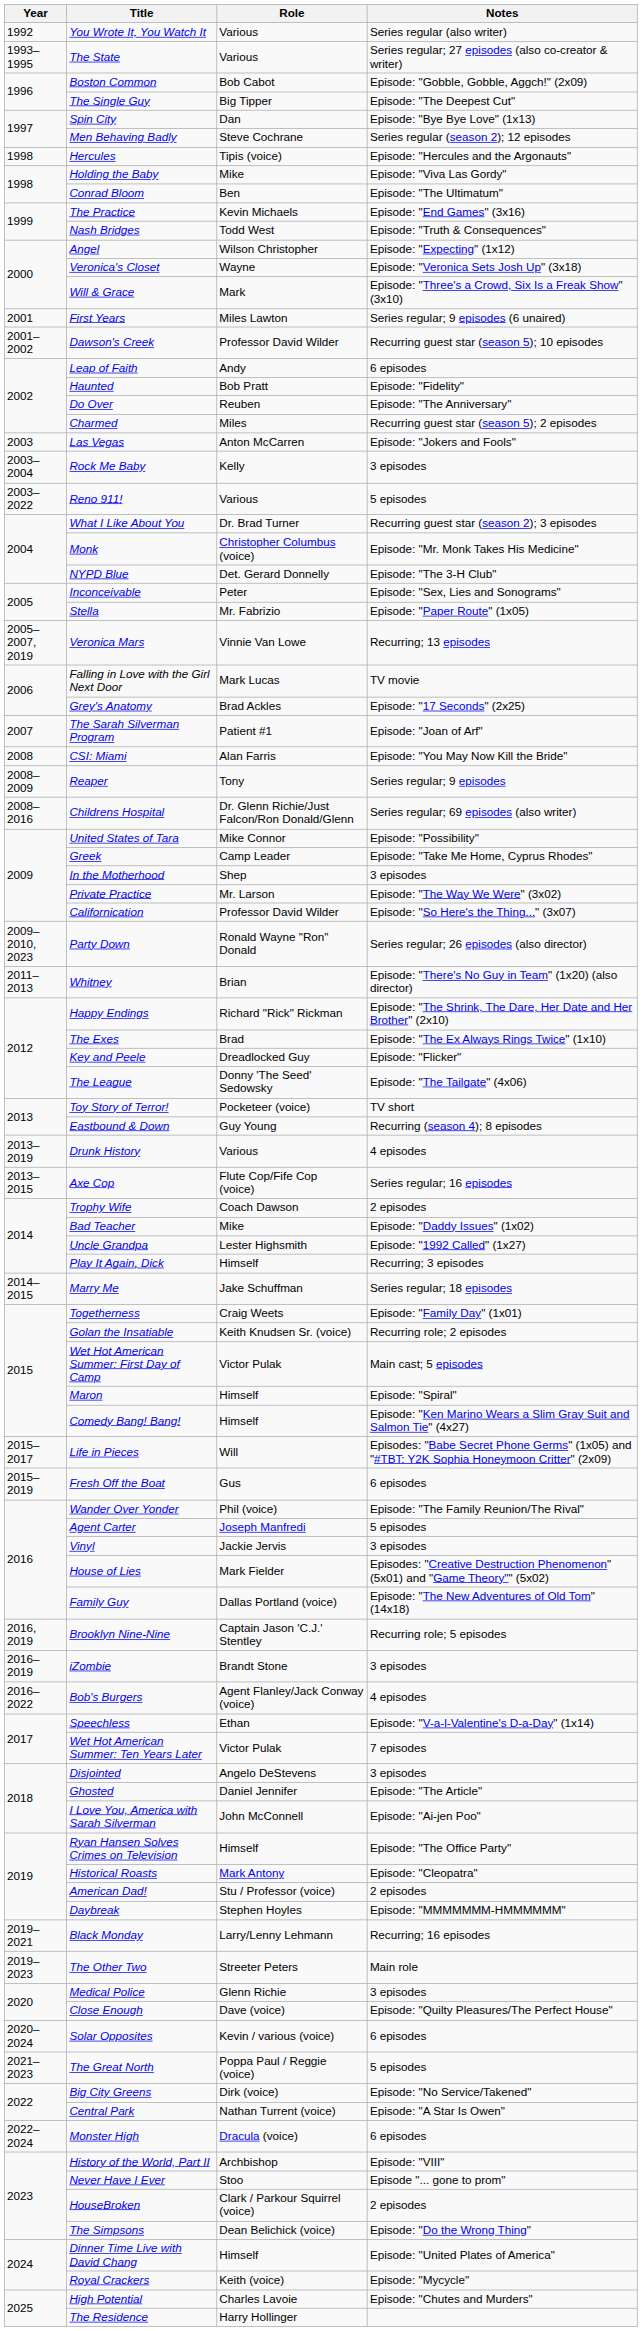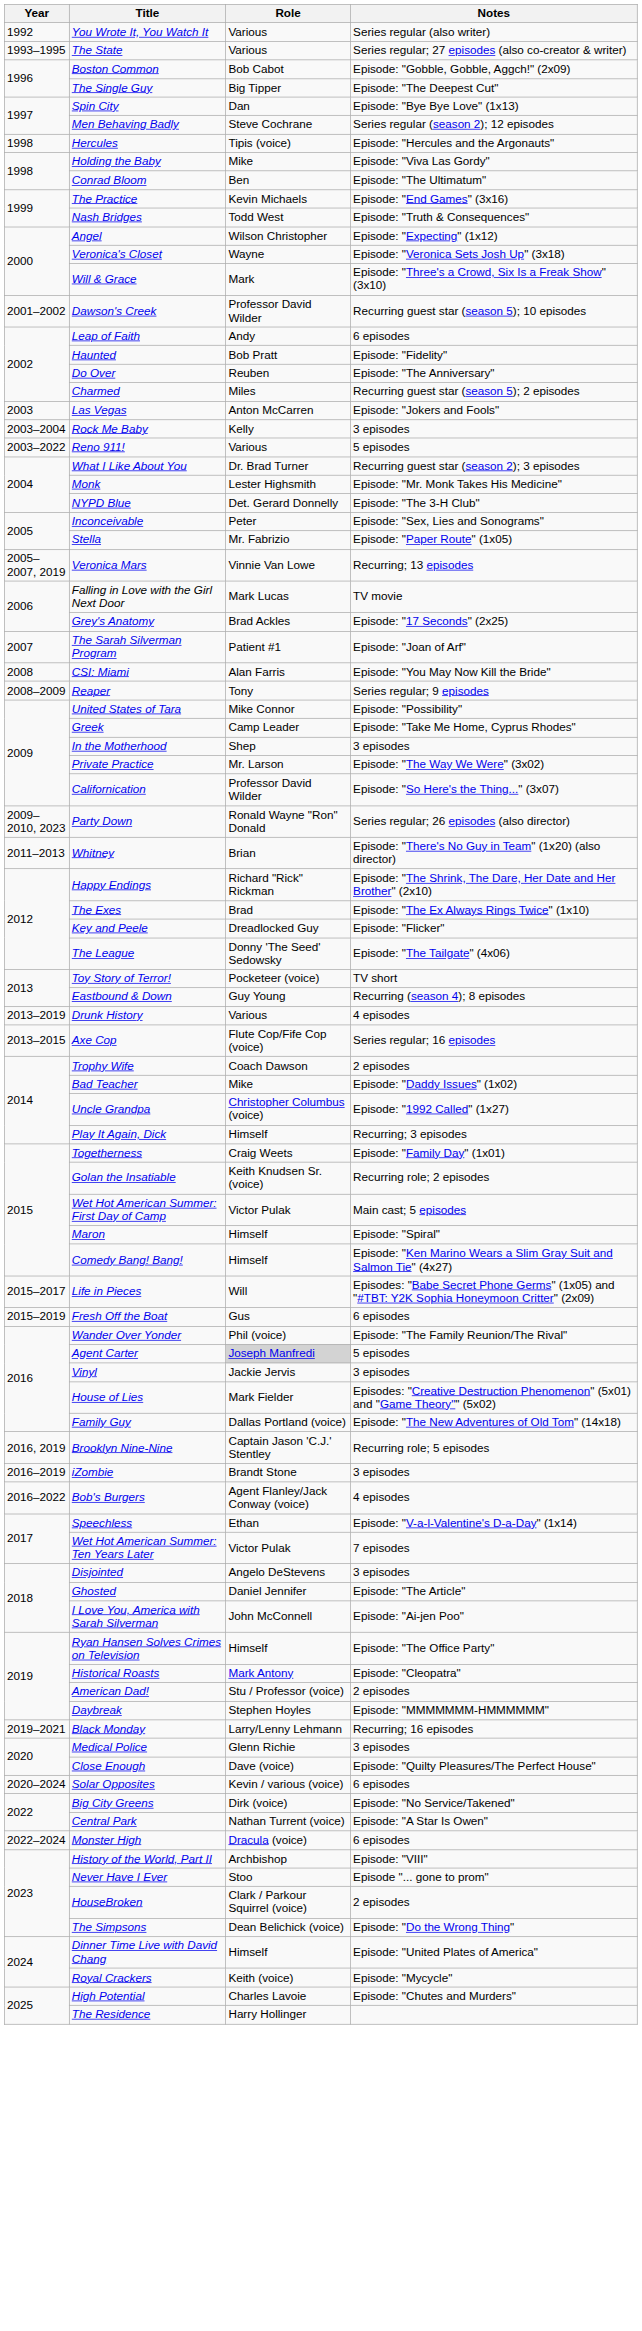- row: (97, 317)
(277, 549) Christopher Columbus (voice) -> (272, 484) Lester Highsmith
- row: (117, 813)
(263, 1245) Lester Highsmith -> (287, 1109) Christopher Columbus (voice)
- row: (94, 1288)
(262, 1527) no background -> (272, 1353) lightgrey background
- row: (108, 1967)
- row: (112, 2067)
